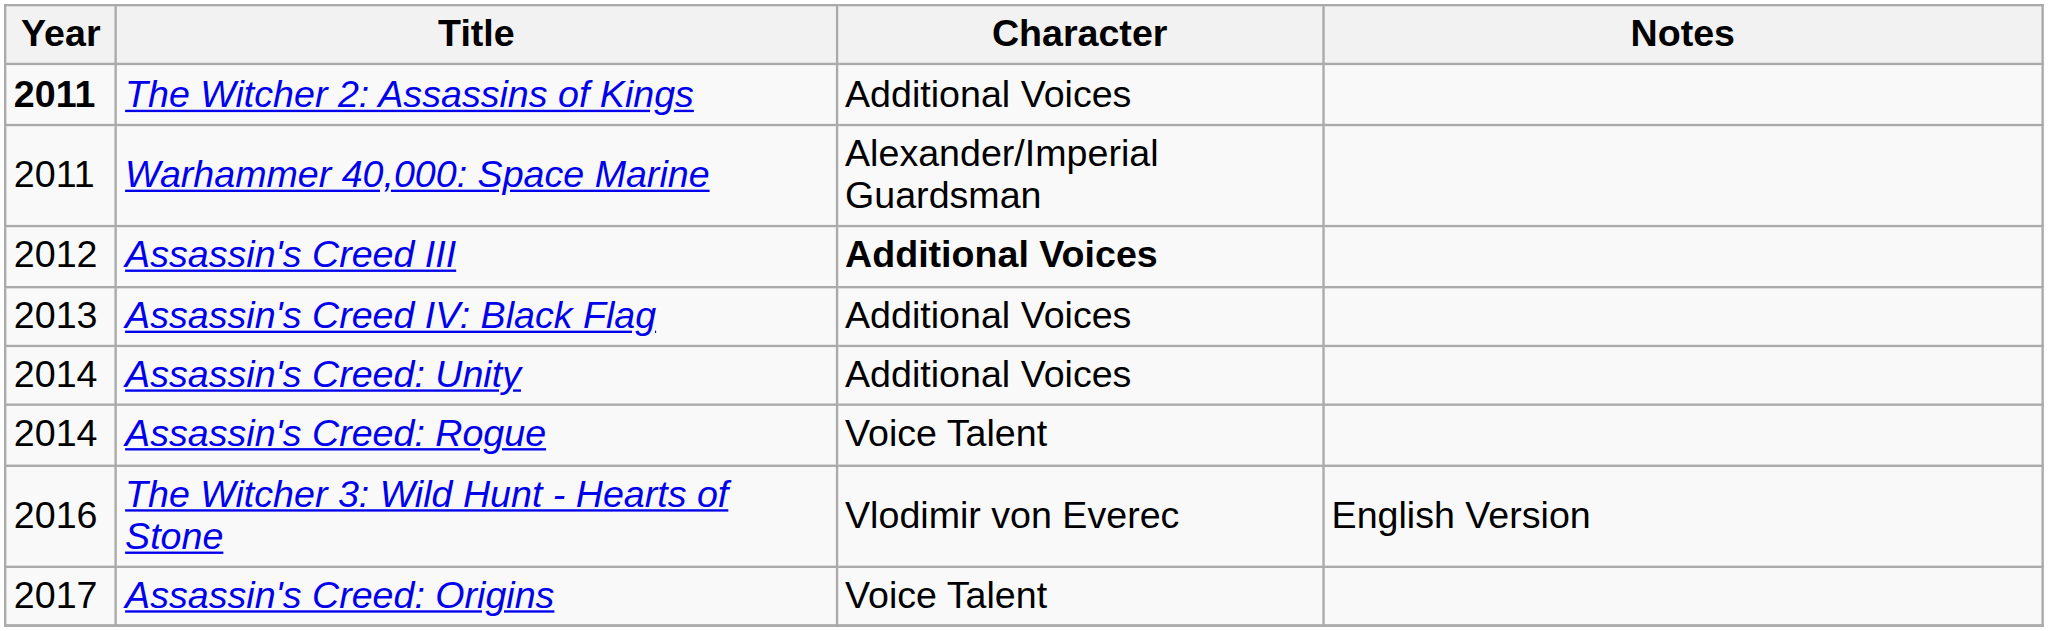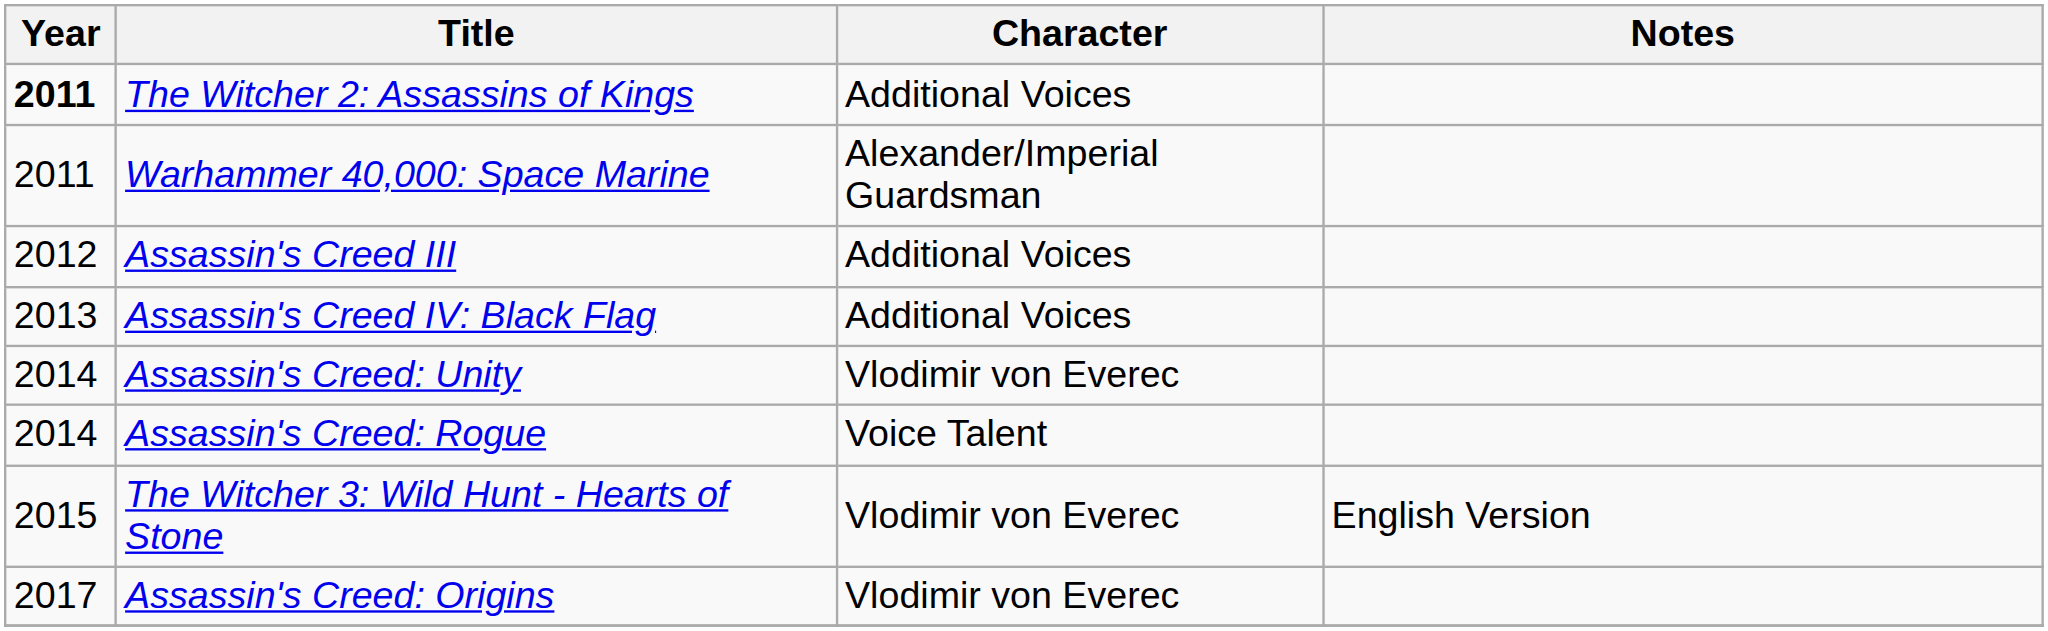(1001, 255) bold -> (988, 255) normal
(988, 374) Additional Voices -> (1012, 374) Vlodimir von Everec
(56, 515) 2016 -> (56, 515) 2015
(946, 595) Voice Talent -> (1012, 595) Vlodimir von Everec
